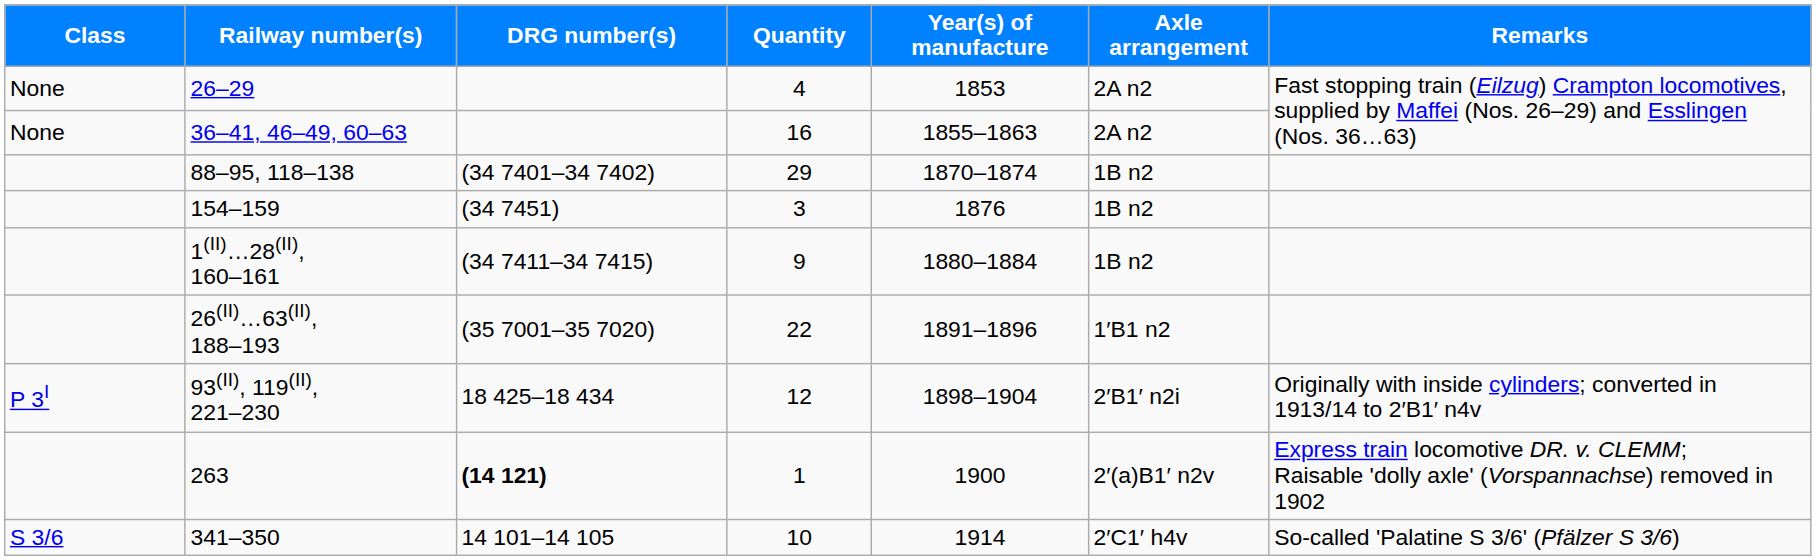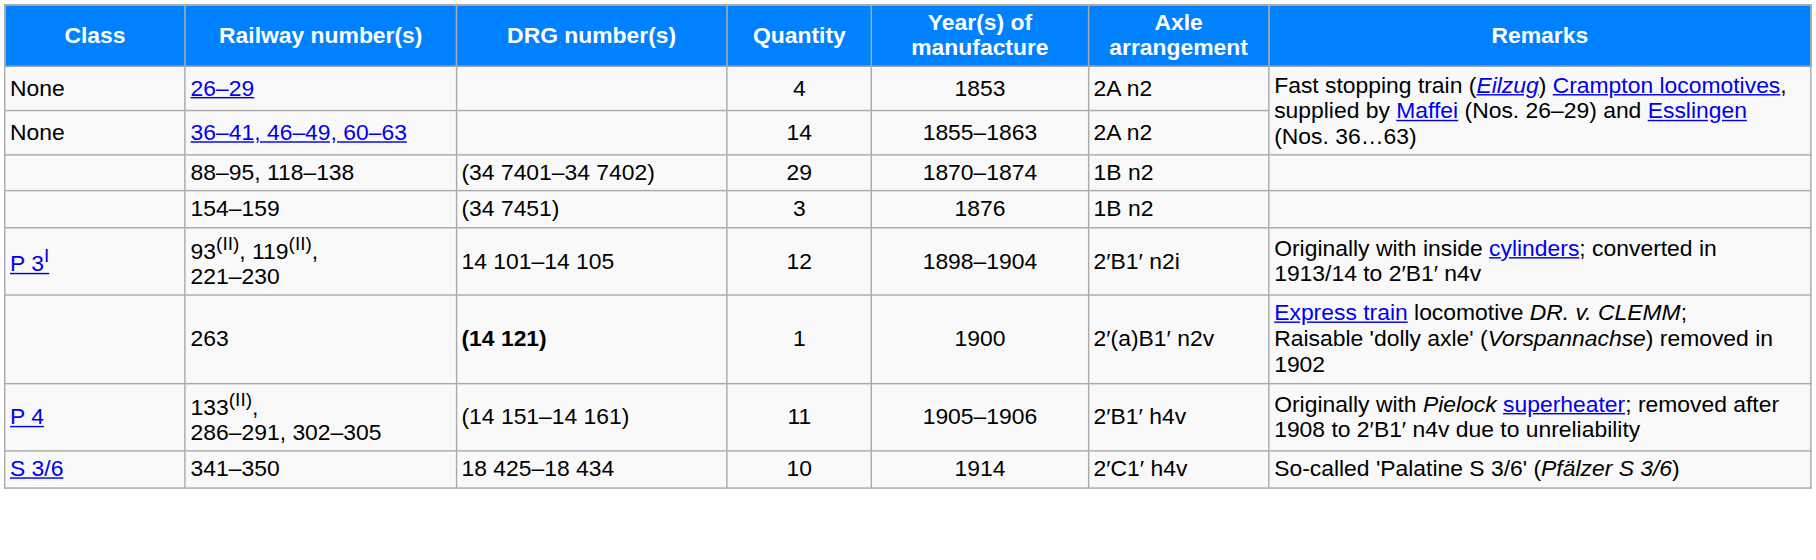(799, 132) 16 -> (799, 132) 14
- row: (248, 260)
- row: (254, 329)
(538, 397) 18 425–18 434 -> (538, 260) 14 101–14 105
+ row: (286, 416)
(538, 537) 14 101–14 105 -> (538, 469) 18 425–18 434
